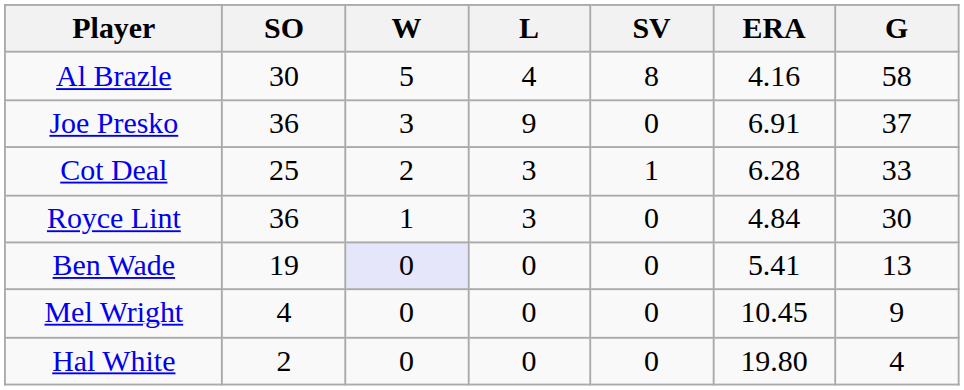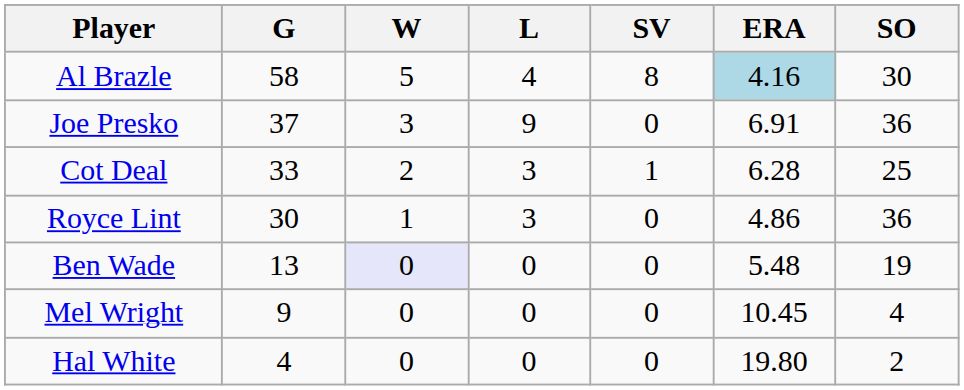columns swapped: (897, 28) <-> (284, 28)
(774, 75) no background -> (774, 75) lightblue background
(774, 218) 4.84 -> (774, 218) 4.86
(774, 265) 5.41 -> (774, 265) 5.48
